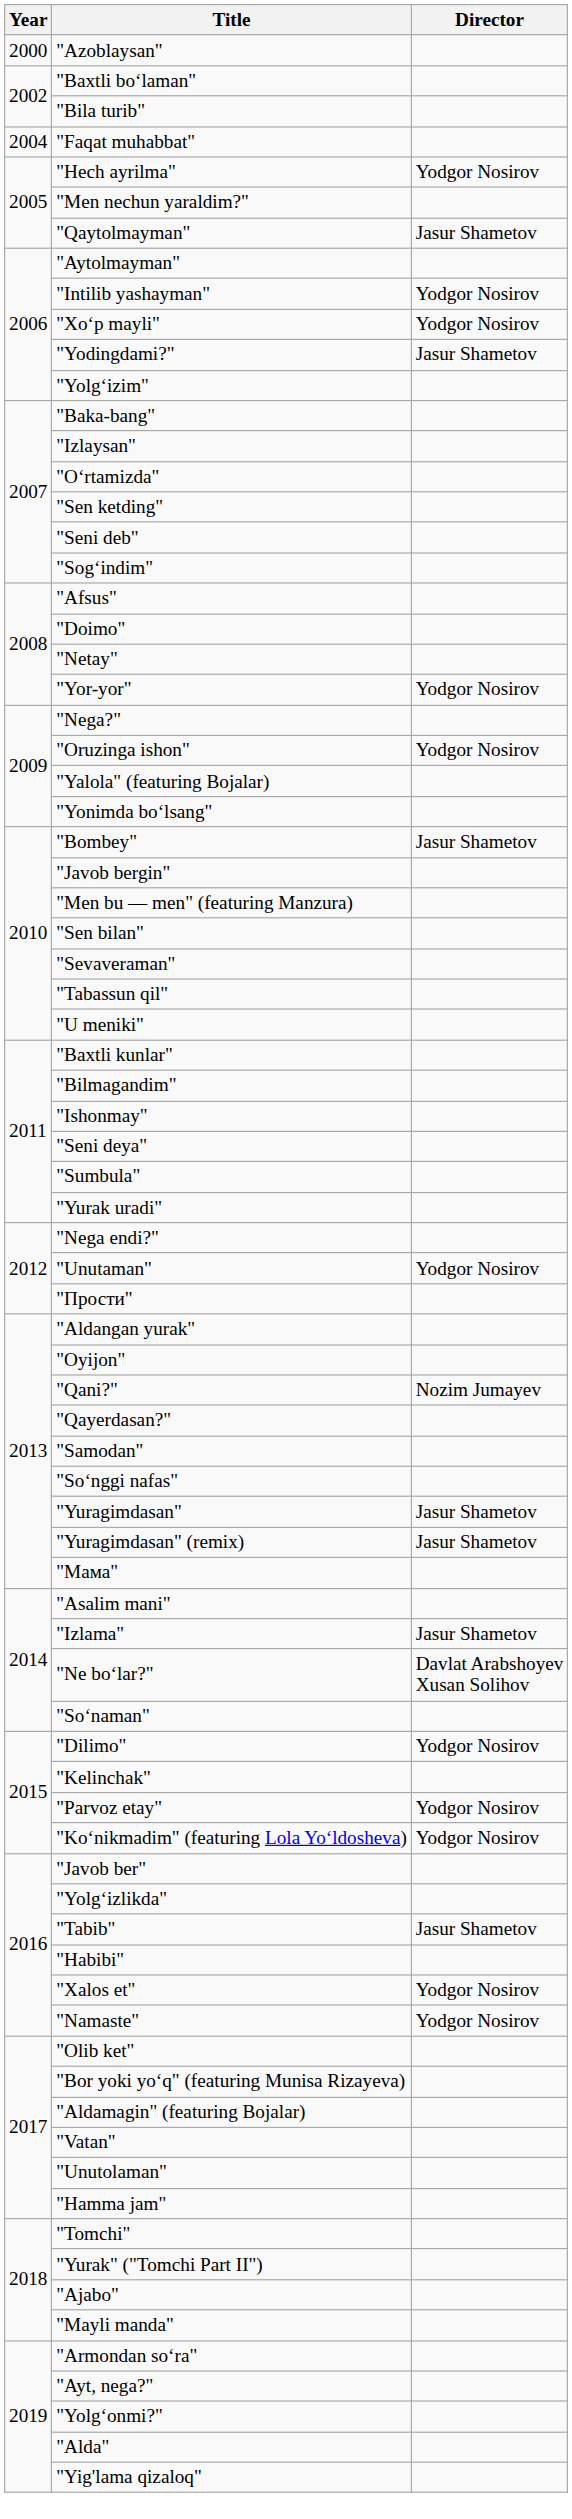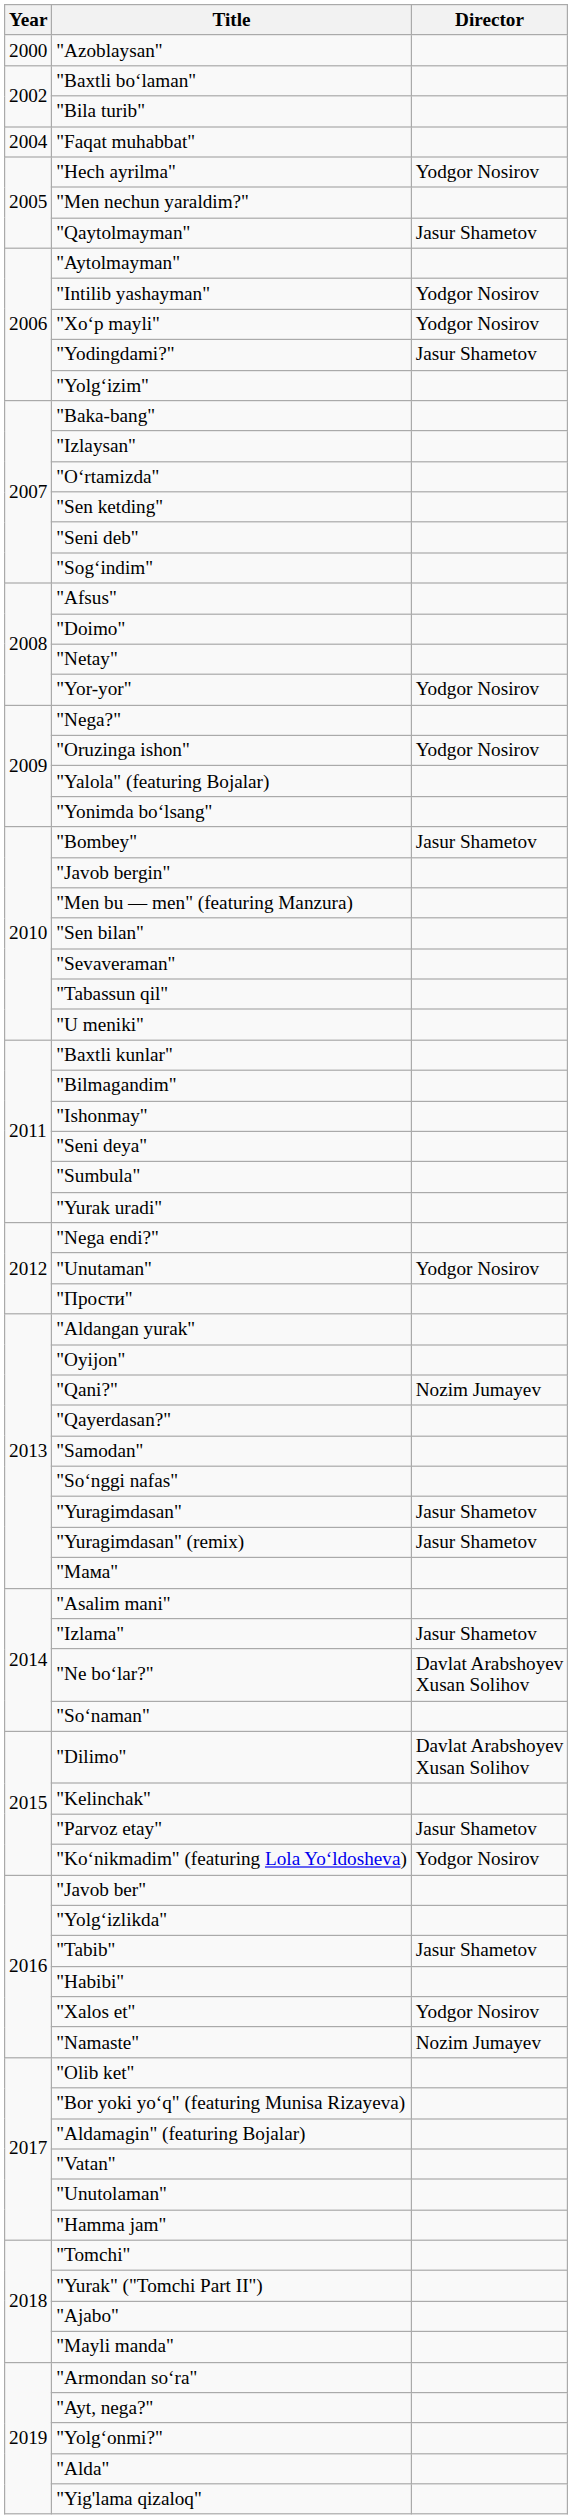(477, 1746) Yodgor Nosirov -> (490, 1757) Davlat Arabshoyev Xusan Solihov
(477, 1807) Yodgor Nosirov -> (476, 1829) Jasur Shametov
(477, 2020) Yodgor Nosirov -> (478, 2042) Nozim Jumayev
